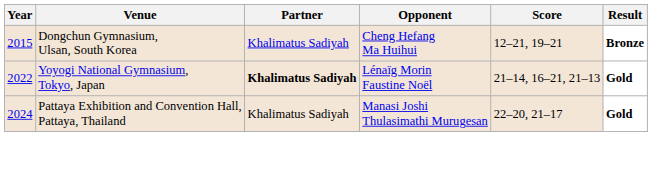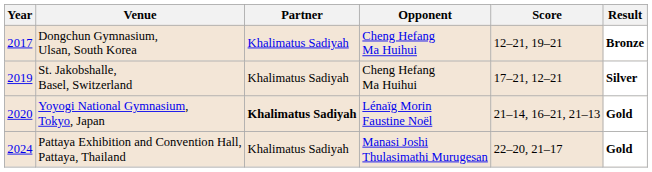(20, 43) 2015 -> (20, 43) 2017
+ row: (85, 78)
(20, 78) 2022 -> (20, 114) 2020
